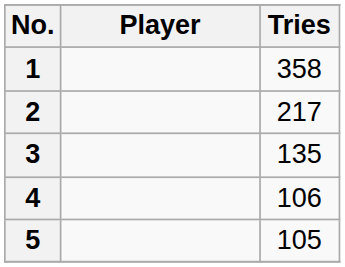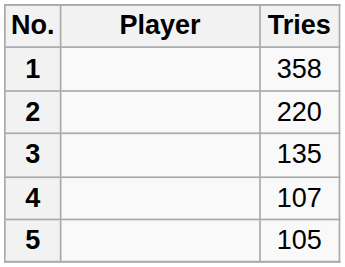(299, 111) 217 -> (299, 111) 220
(299, 197) 106 -> (299, 197) 107
